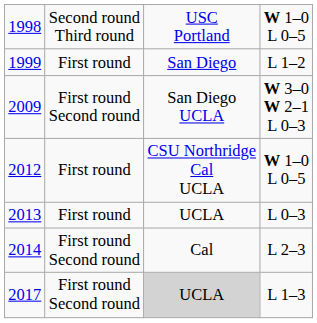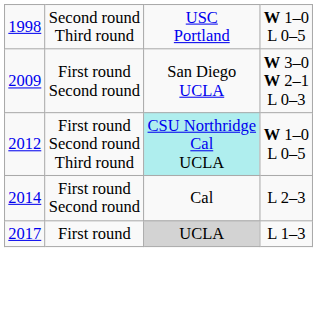- row: (25, 62)
(94, 170) First round -> (94, 144) First round Second round Third round
(202, 170) no background -> (202, 144) paleturquoise background
- row: (25, 214)
(94, 294) First round Second round -> (94, 233) First round
